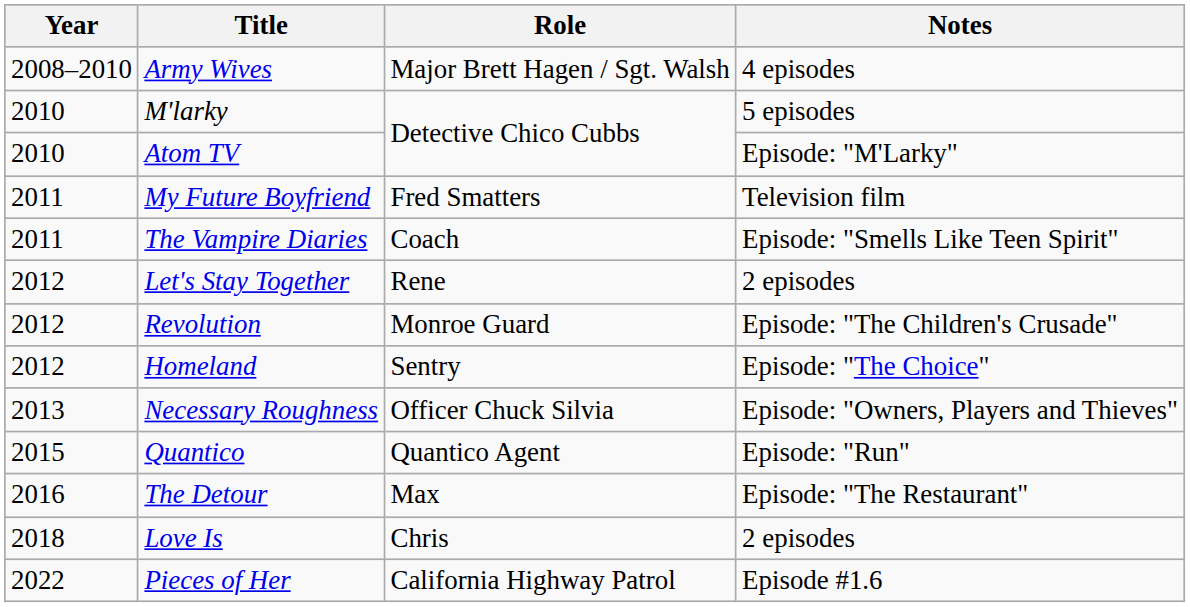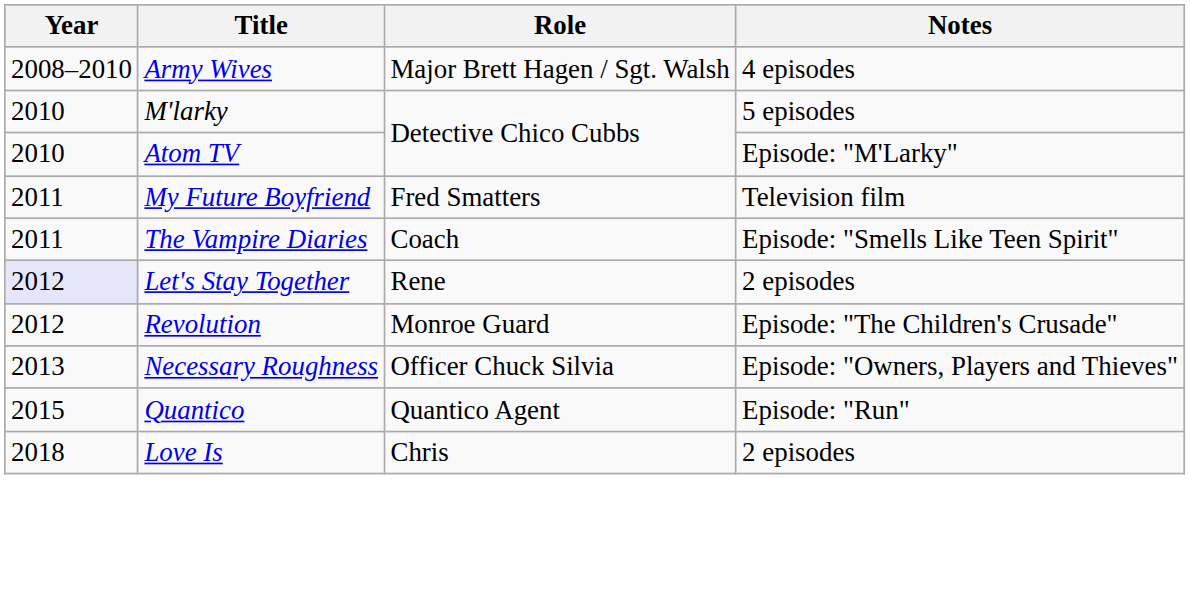(38, 281) no background -> (38, 281) lavender background
- row: (200, 366)
- row: (206, 494)
- row: (218, 580)
